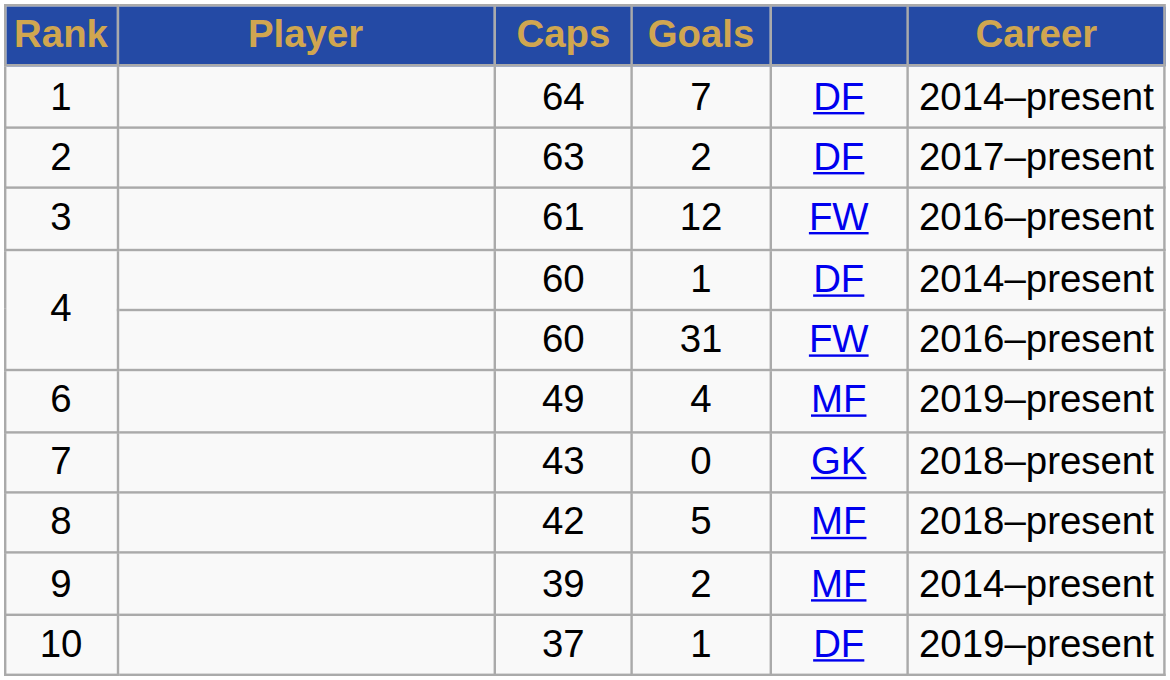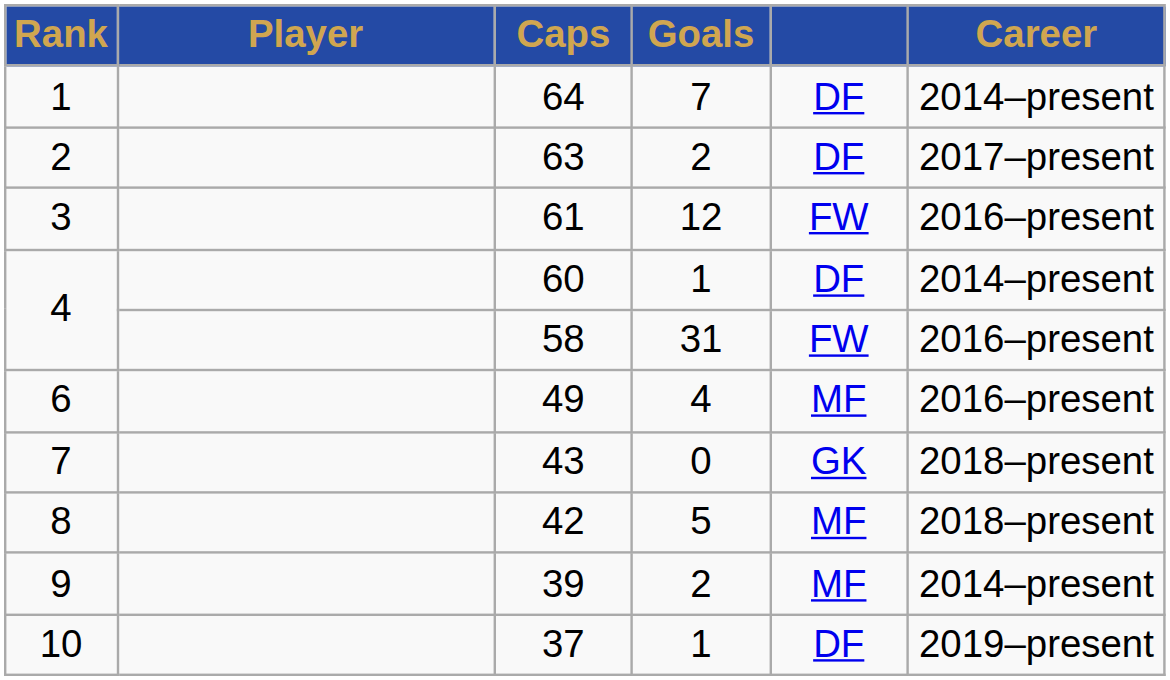(563, 339) 60 -> (563, 339) 58
(1036, 400) 2019–present -> (1036, 400) 2016–present
